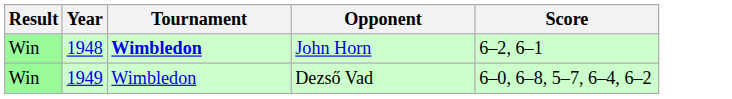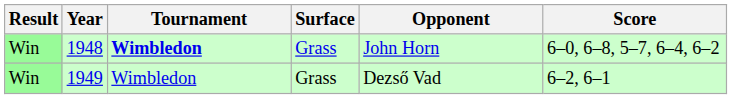+ column: (325, 18)
(511, 48) 6–2, 6–1 -> (633, 48) 6–0, 6–8, 5–7, 6–4, 6–2
(565, 77) 6–0, 6–8, 5–7, 6–4, 6–2 -> (579, 77) 6–2, 6–1
